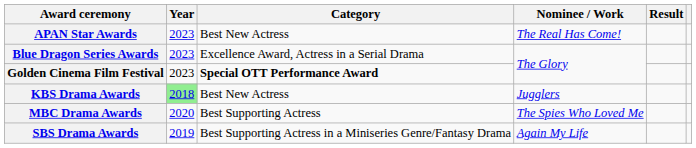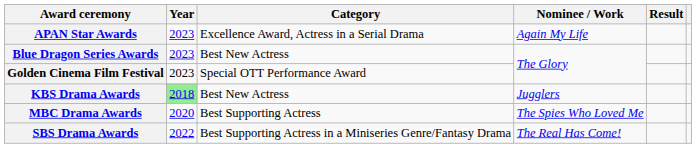(244, 34) Best New Actress -> (312, 34) Excellence Award, Actress in a Serial Drama
(569, 34) The Real Has Come! -> (552, 34) Again My Life
(312, 53) Excellence Award, Actress in a Serial Drama -> (244, 53) Best New Actress
(289, 73) bold -> (283, 73) normal
(182, 133) 2019 -> (182, 133) 2022
(552, 133) Again My Life -> (569, 133) The Real Has Come!
